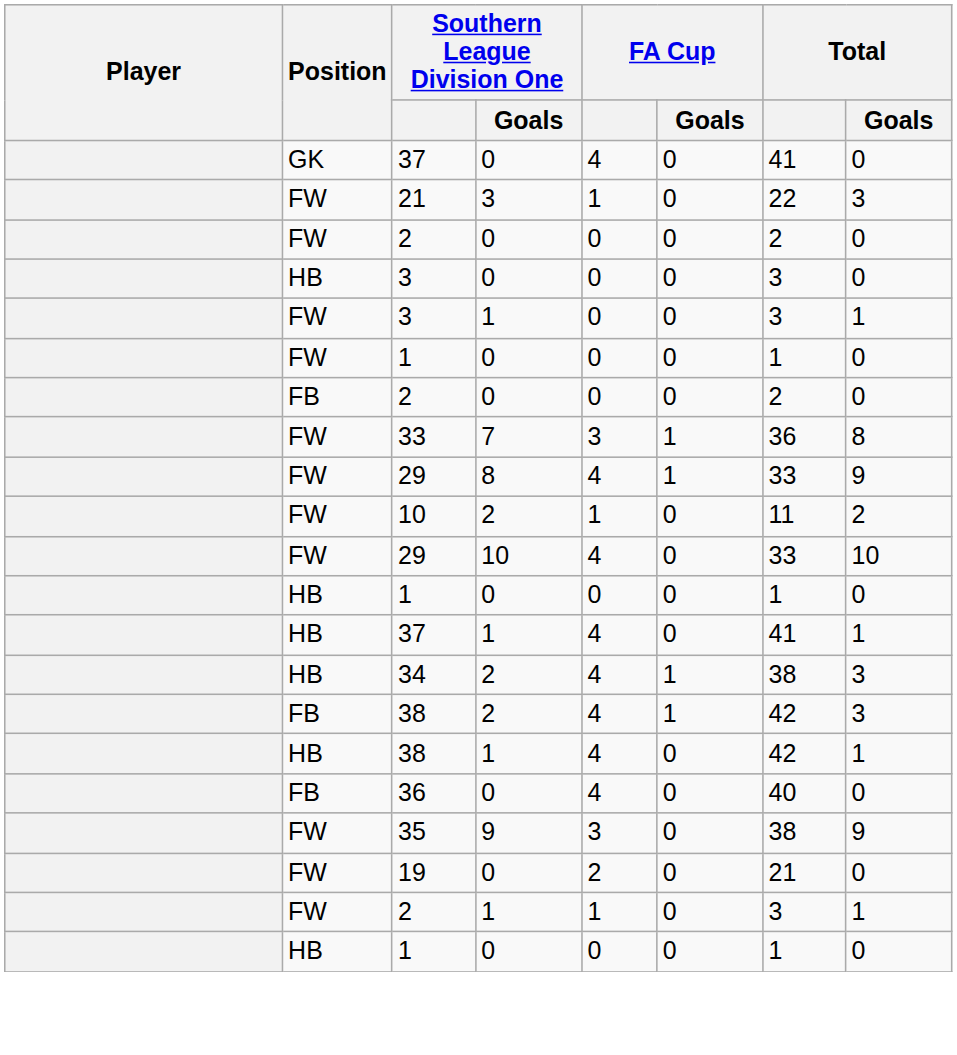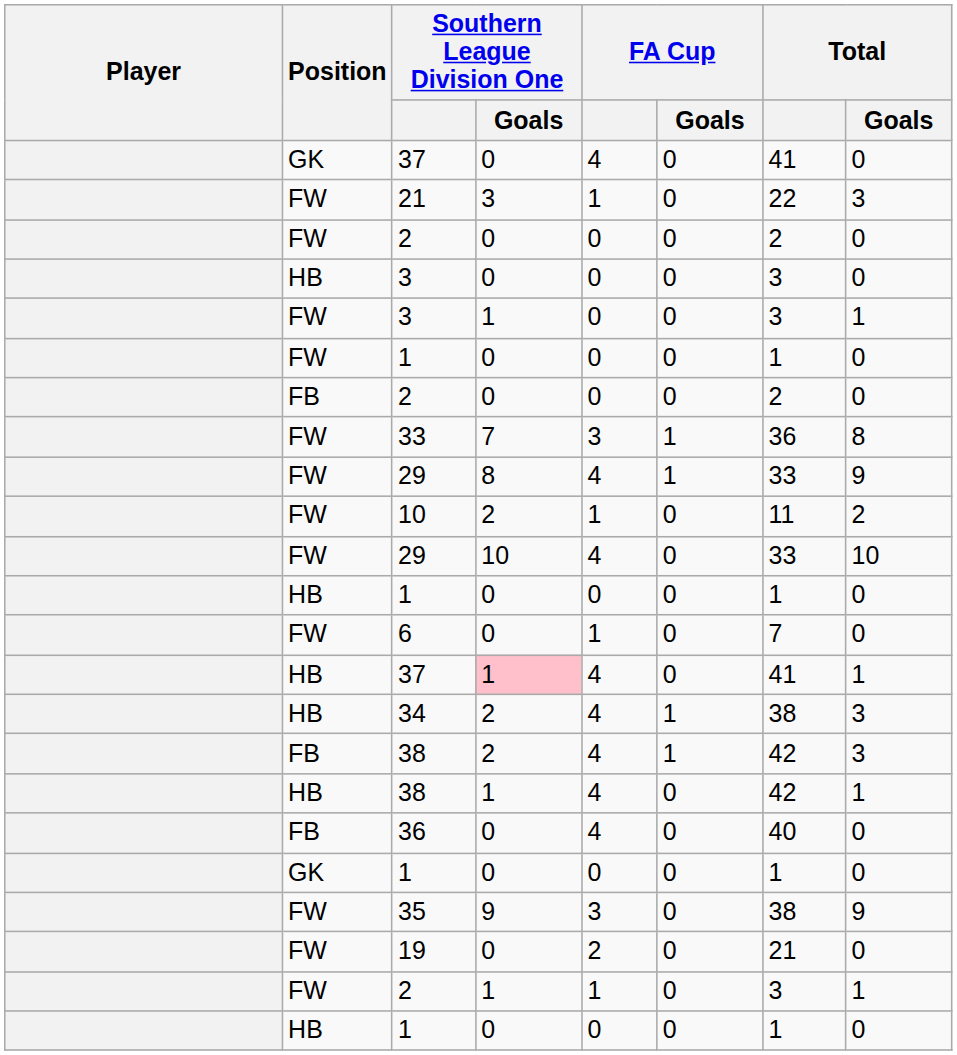+ row: (308, 634)
(488, 634) no background -> (488, 674) pink background
+ row: (306, 872)
